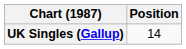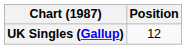(154, 34) 14 -> (154, 34) 12
